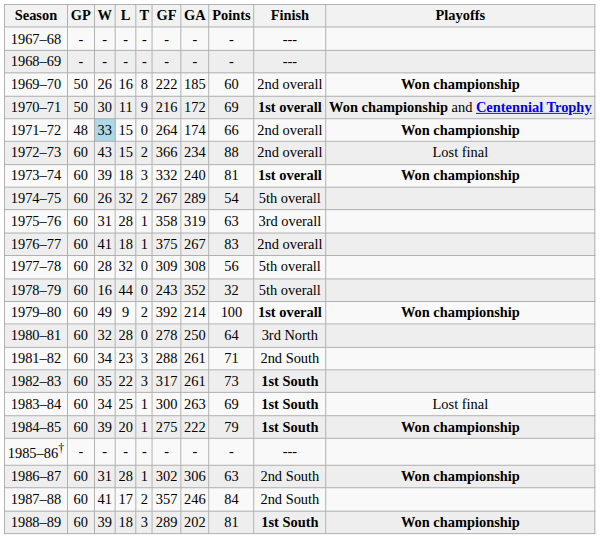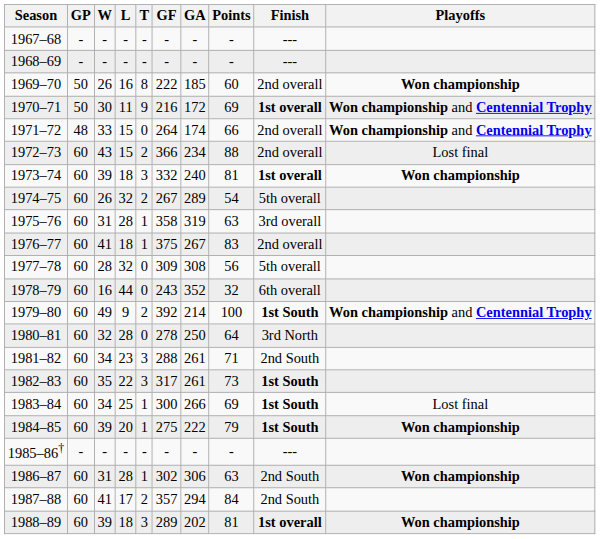(105, 130) lightblue background -> (105, 130) no background
(460, 130) Won championship -> (460, 130) Won championship and Centennial Trophy
(290, 289) 5th overall -> (290, 289) 6th overall
(290, 312) 1st overall -> (290, 312) 1st South
(460, 312) Won championship -> (460, 312) Won championship and Centennial Trophy
(195, 404) 263 -> (195, 404) 266
(195, 499) 246 -> (195, 499) 294
(290, 522) 1st South -> (290, 522) 1st overall
